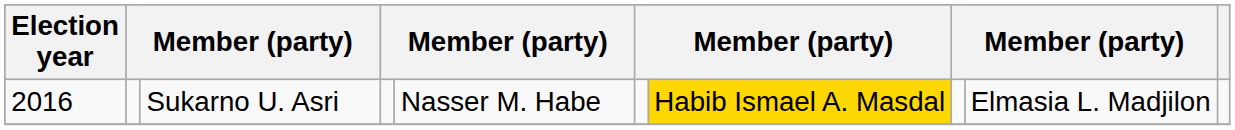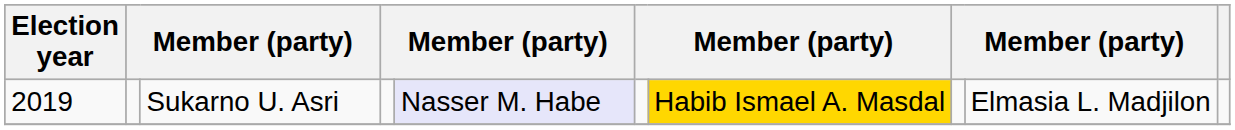(42, 101) 2016 -> (42, 101) 2019
(501, 101) no background -> (501, 101) lavender background
